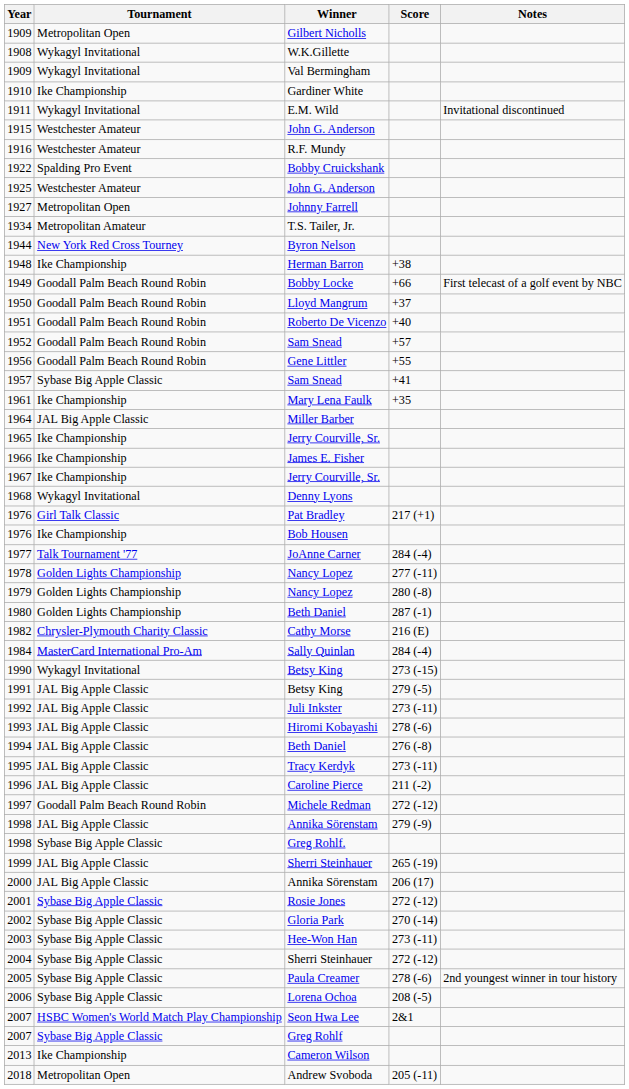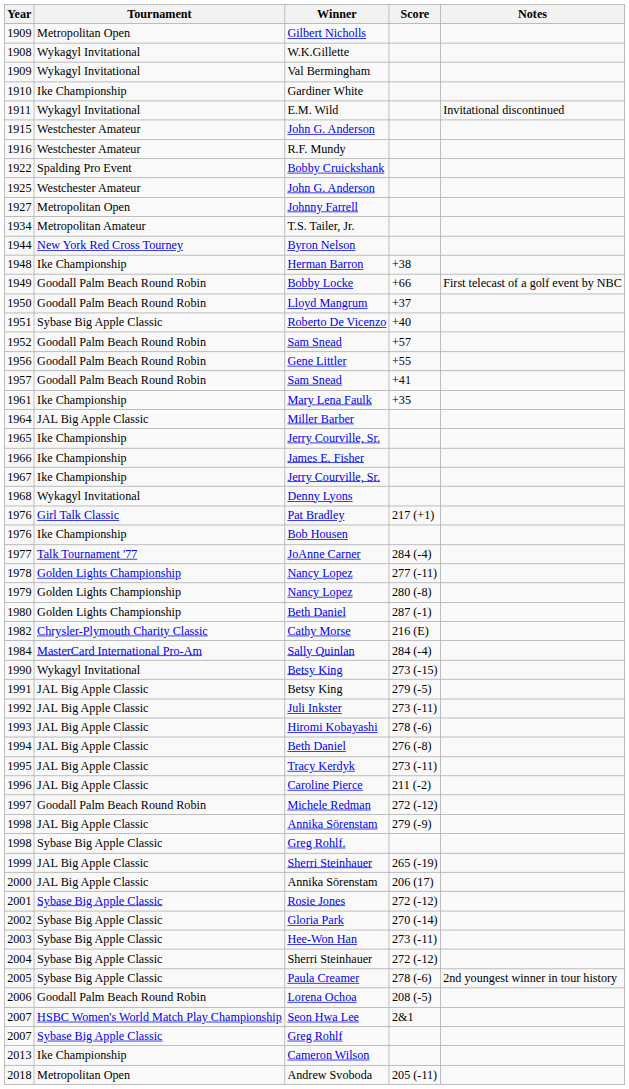(122, 322) Goodall Palm Beach Round Robin -> (100, 322) Sybase Big Apple Classic
(100, 380) Sybase Big Apple Classic -> (122, 380) Goodall Palm Beach Round Robin
(100, 997) Sybase Big Apple Classic -> (122, 997) Goodall Palm Beach Round Robin
